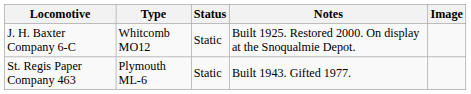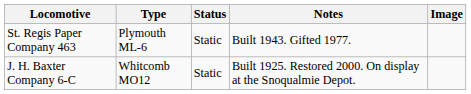rows swapped: (41, 40) <-> (45, 73)
